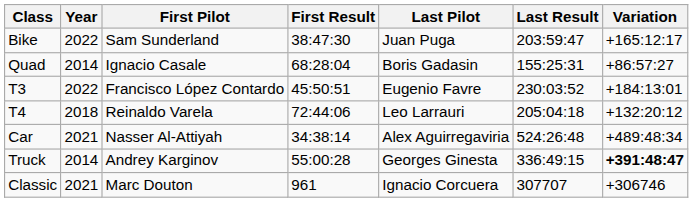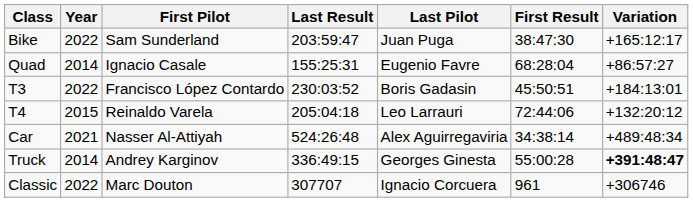columns swapped: (333, 16) <-> (557, 16)
(430, 64) Boris Gadasin -> (430, 64) Eugenio Favre
(432, 88) Eugenio Favre -> (428, 88) Boris Gadasin
(81, 112) 2018 -> (81, 112) 2015
(81, 184) 2021 -> (81, 184) 2022
